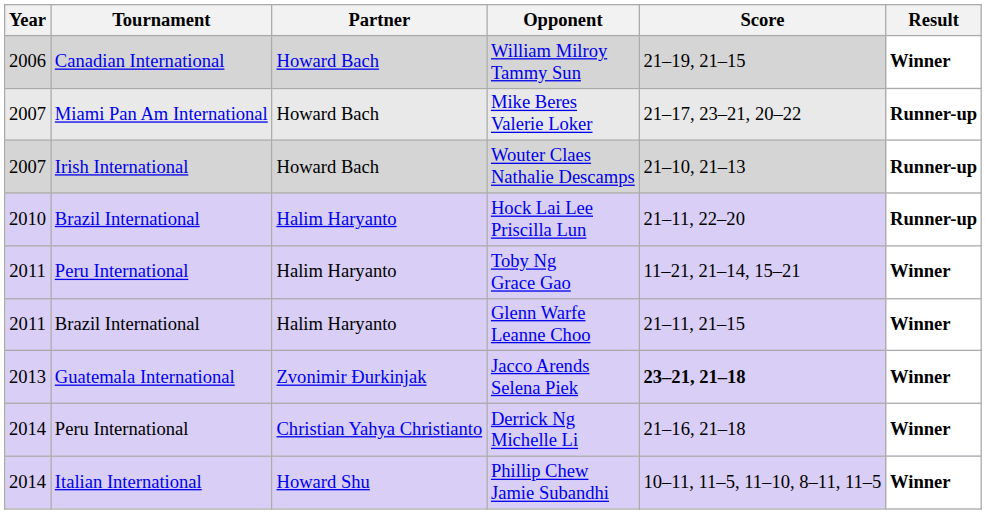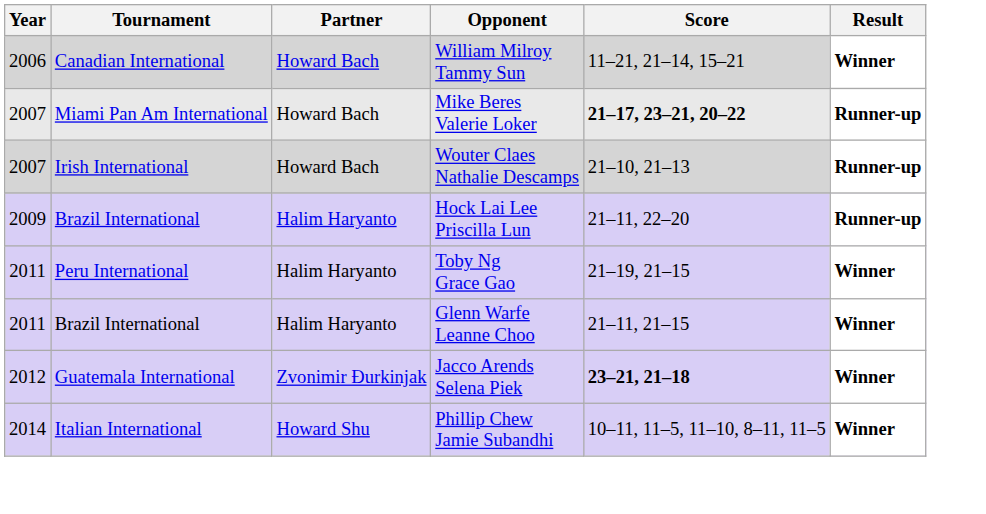(695, 61) 21–19, 21–15 -> (666, 61) 11–21, 21–14, 15–21
(722, 114) normal -> (667, 114) bold
(28, 219) 2010 -> (28, 219) 2009
(722, 272) 11–21, 21–14, 15–21 -> (639, 272) 21–19, 21–15
(28, 377) 2013 -> (28, 377) 2012
- row: (535, 429)
